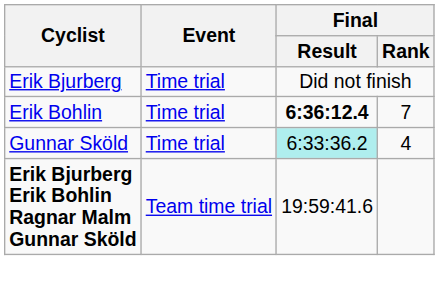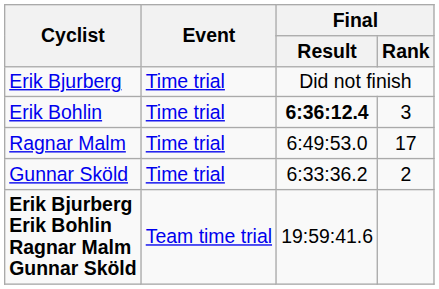(406, 113) 7 -> (406, 113) 3
+ row: (68, 143)
(327, 143) paleturquoise background -> (327, 174) no background
(406, 143) 4 -> (406, 174) 2
